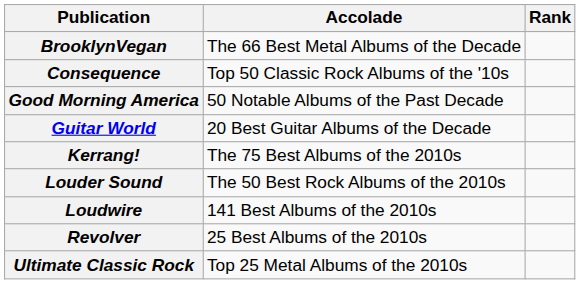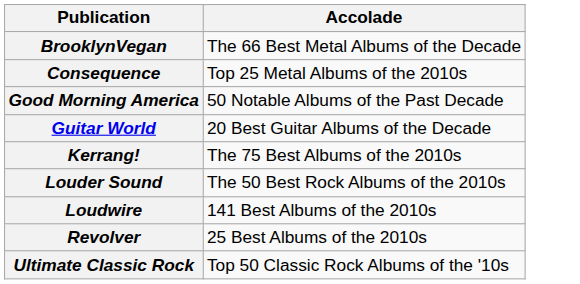- column: (550, 18)
(358, 73) Top 50 Classic Rock Albums of the '10s -> (337, 73) Top 25 Metal Albums of the 2010s
(337, 264) Top 25 Metal Albums of the 2010s -> (358, 264) Top 50 Classic Rock Albums of the '10s
